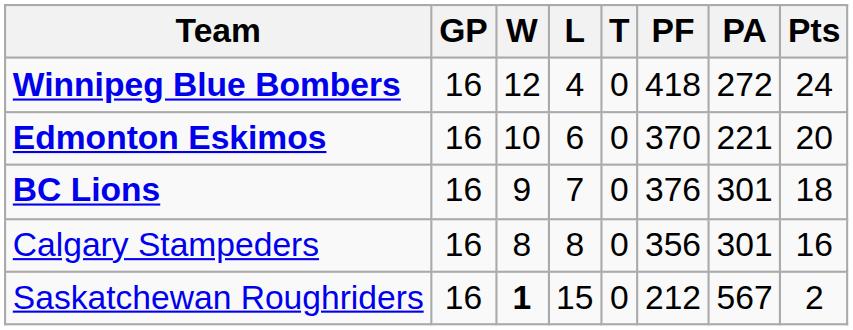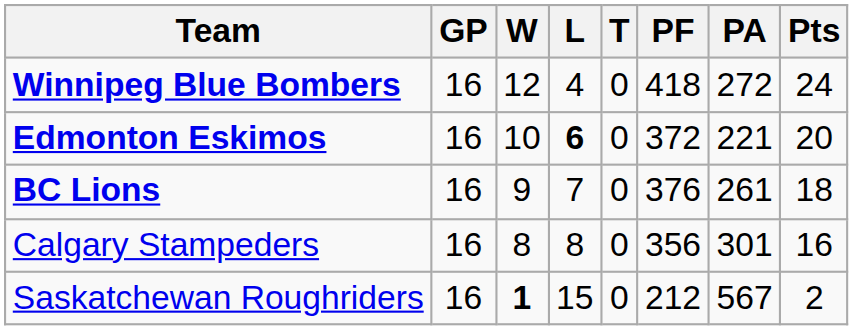(575, 137) normal -> (575, 137) bold
(673, 137) 370 -> (673, 137) 372
(745, 191) 301 -> (745, 191) 261
